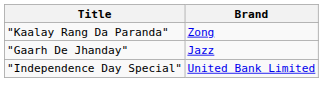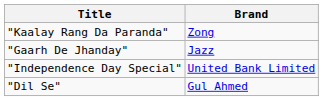+ row: (34, 86)
